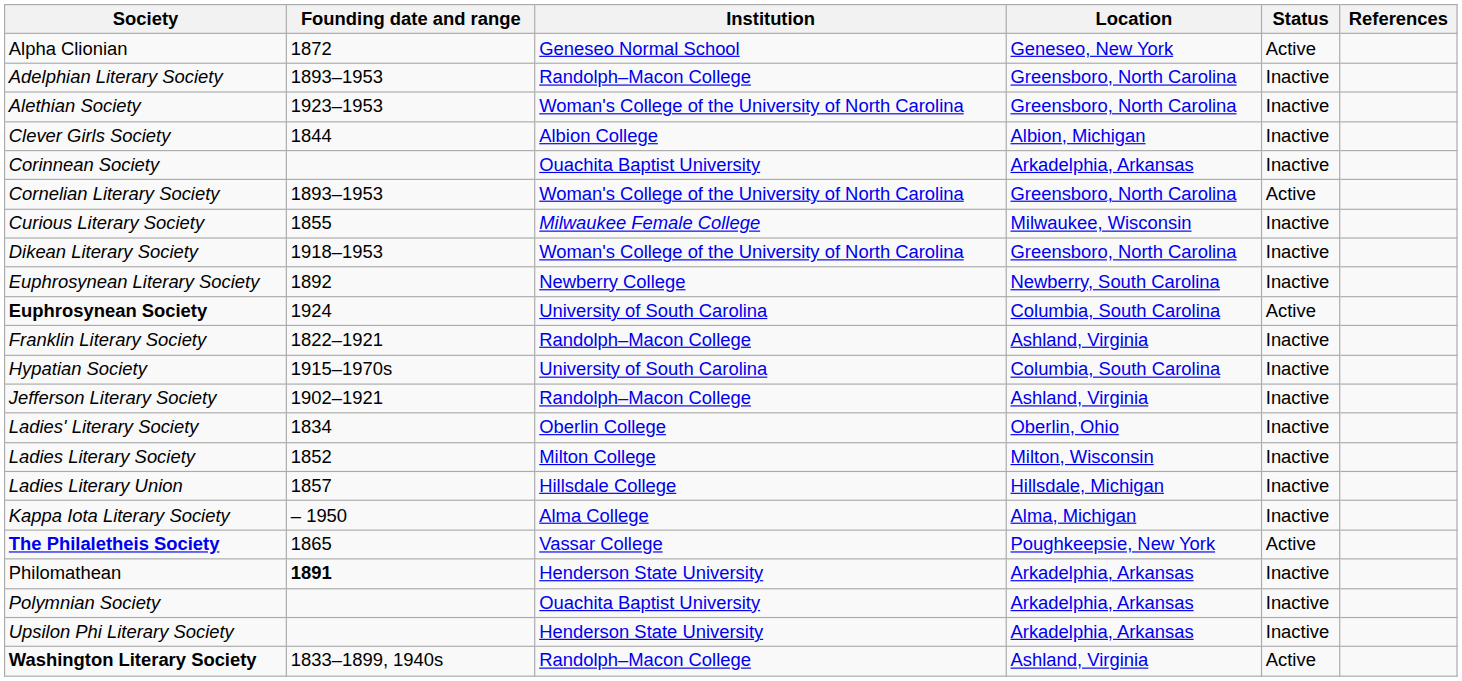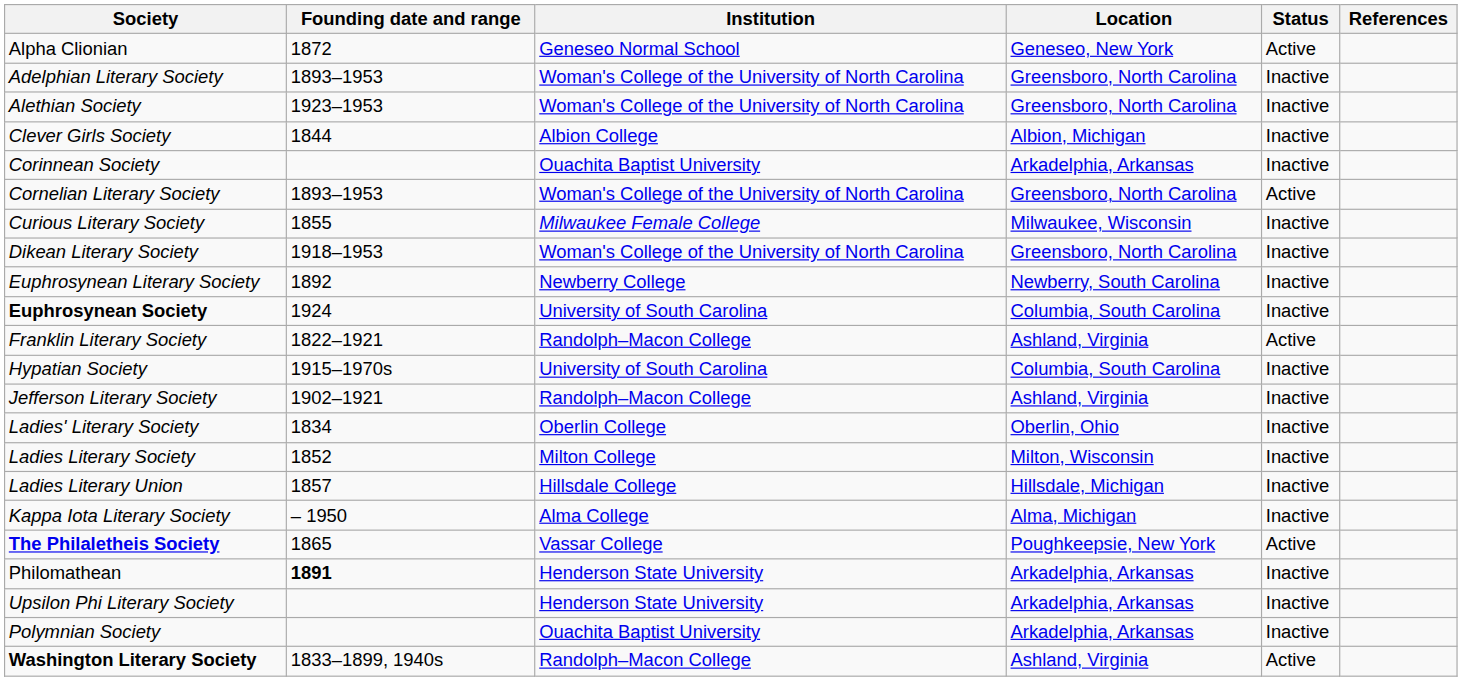(645, 77) Randolph–Macon College -> (751, 77) Woman's College of the University of North Carolina
(1291, 310) Active -> (1297, 310) Inactive
(1297, 340) Inactive -> (1291, 340) Active
rows swapped: (84, 602) <-> (121, 631)
